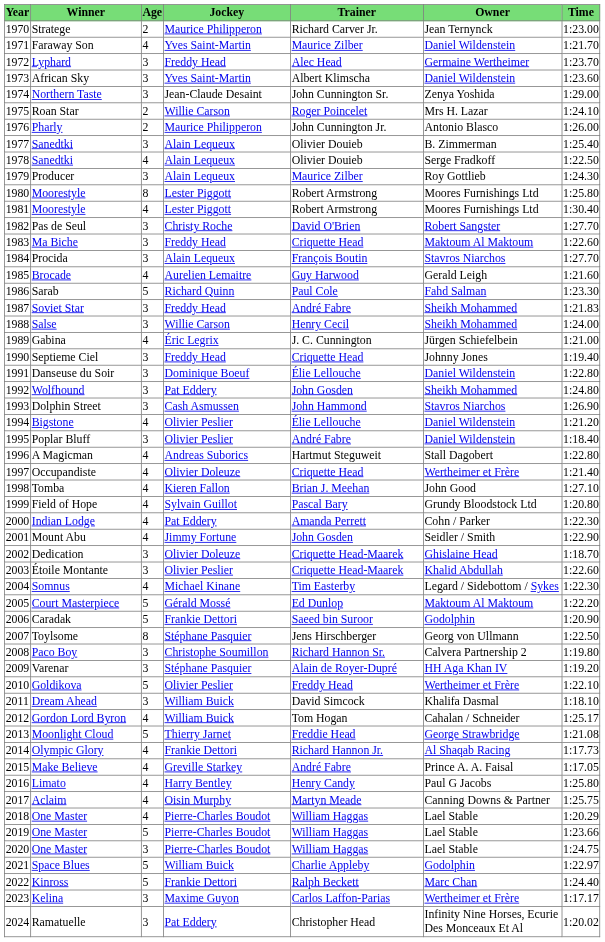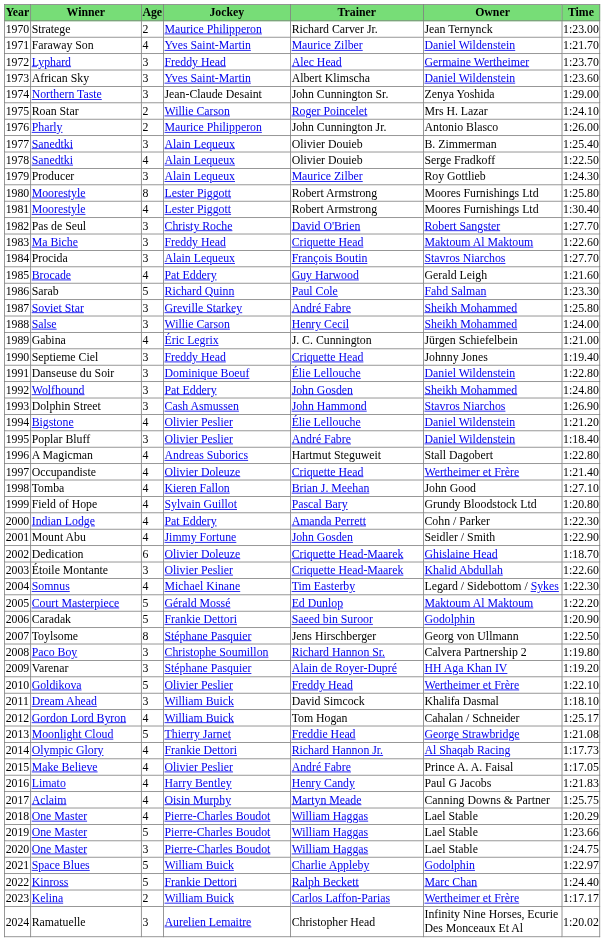(208, 275) Aurelien Lemaitre -> (191, 275) Pat Eddery
(195, 307) Freddy Head -> (203, 307) Greville Starkey
(581, 307) 1:21.83 -> (581, 307) 1:25.80
(145, 553) 3 -> (145, 553) 6
(203, 767) Greville Starkey -> (199, 767) Olivier Peslier
(581, 783) 1:25.80 -> (581, 783) 1:21.83
(145, 898) 3 -> (145, 898) 2
(202, 898) Maxime Guyon -> (199, 898) William Buick
(191, 921) Pat Eddery -> (208, 921) Aurelien Lemaitre
